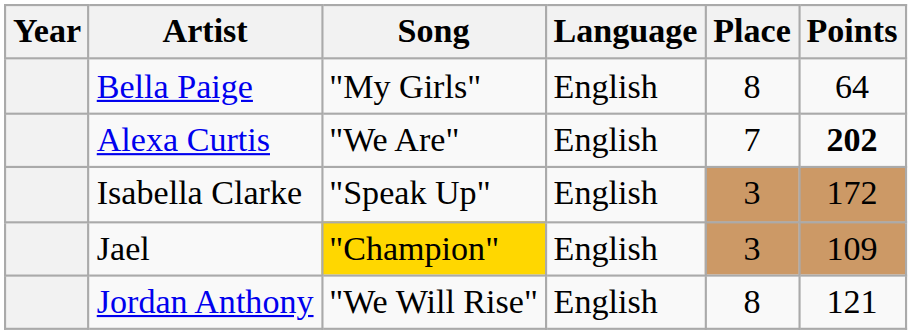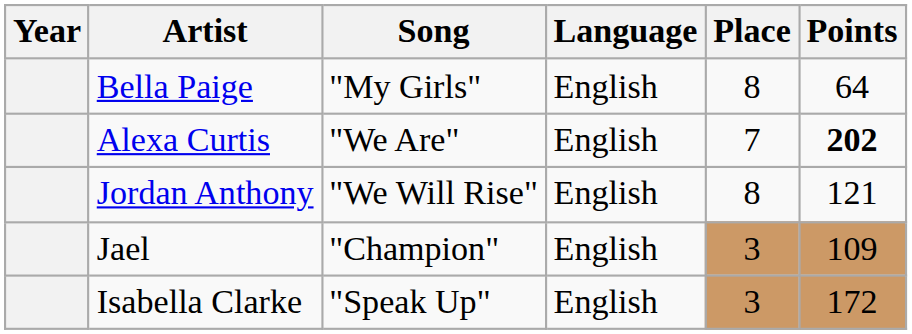rows swapped: (199, 193) <-> (205, 301)
(414, 247) gold background -> (414, 247) no background
